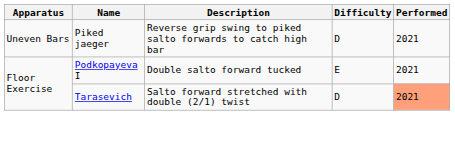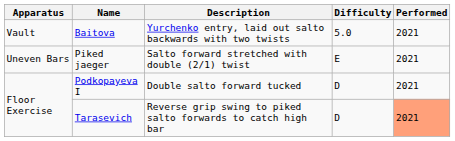+ row: (95, 33)
(227, 39) Reverse grip swing to piked salto forwards to catch high bar -> (227, 59) Salto forward stretched with double (2/1) twist
(337, 39) D -> (337, 59) E
(337, 70) E -> (337, 86) D
(227, 97) Salto forward stretched with double (2/1) twist -> (227, 118) Reverse grip swing to piked salto forwards to catch high bar
